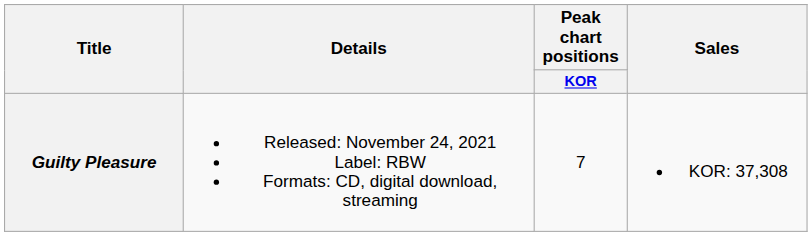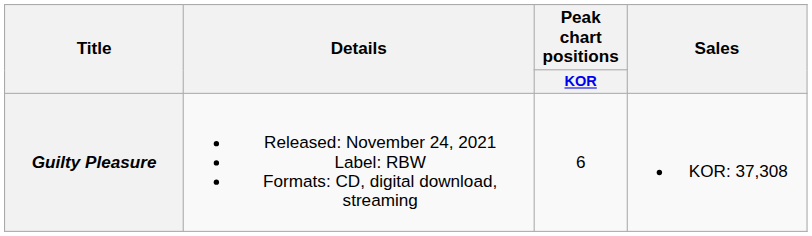(581, 162) 7 -> (581, 162) 6
